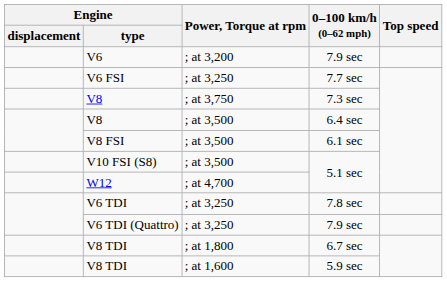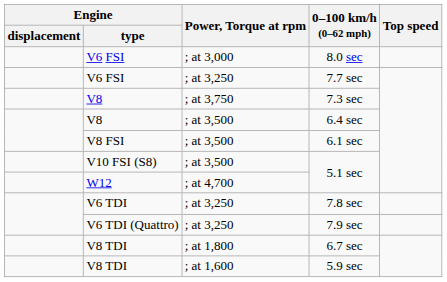+ row: (105, 56)
- row: (94, 56)
